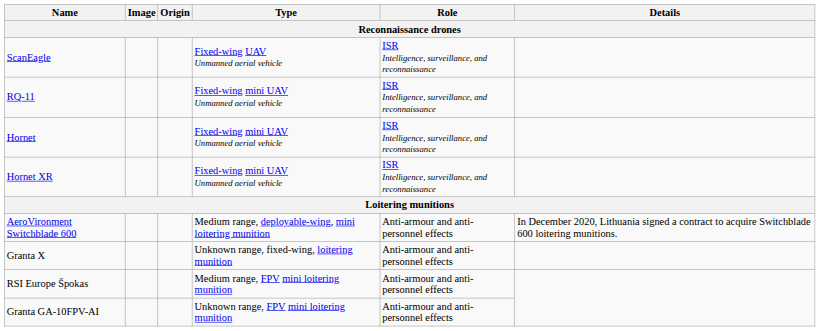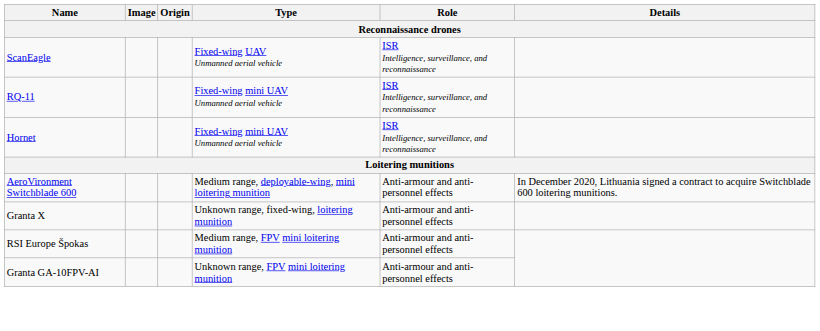- row: (30, 177)
